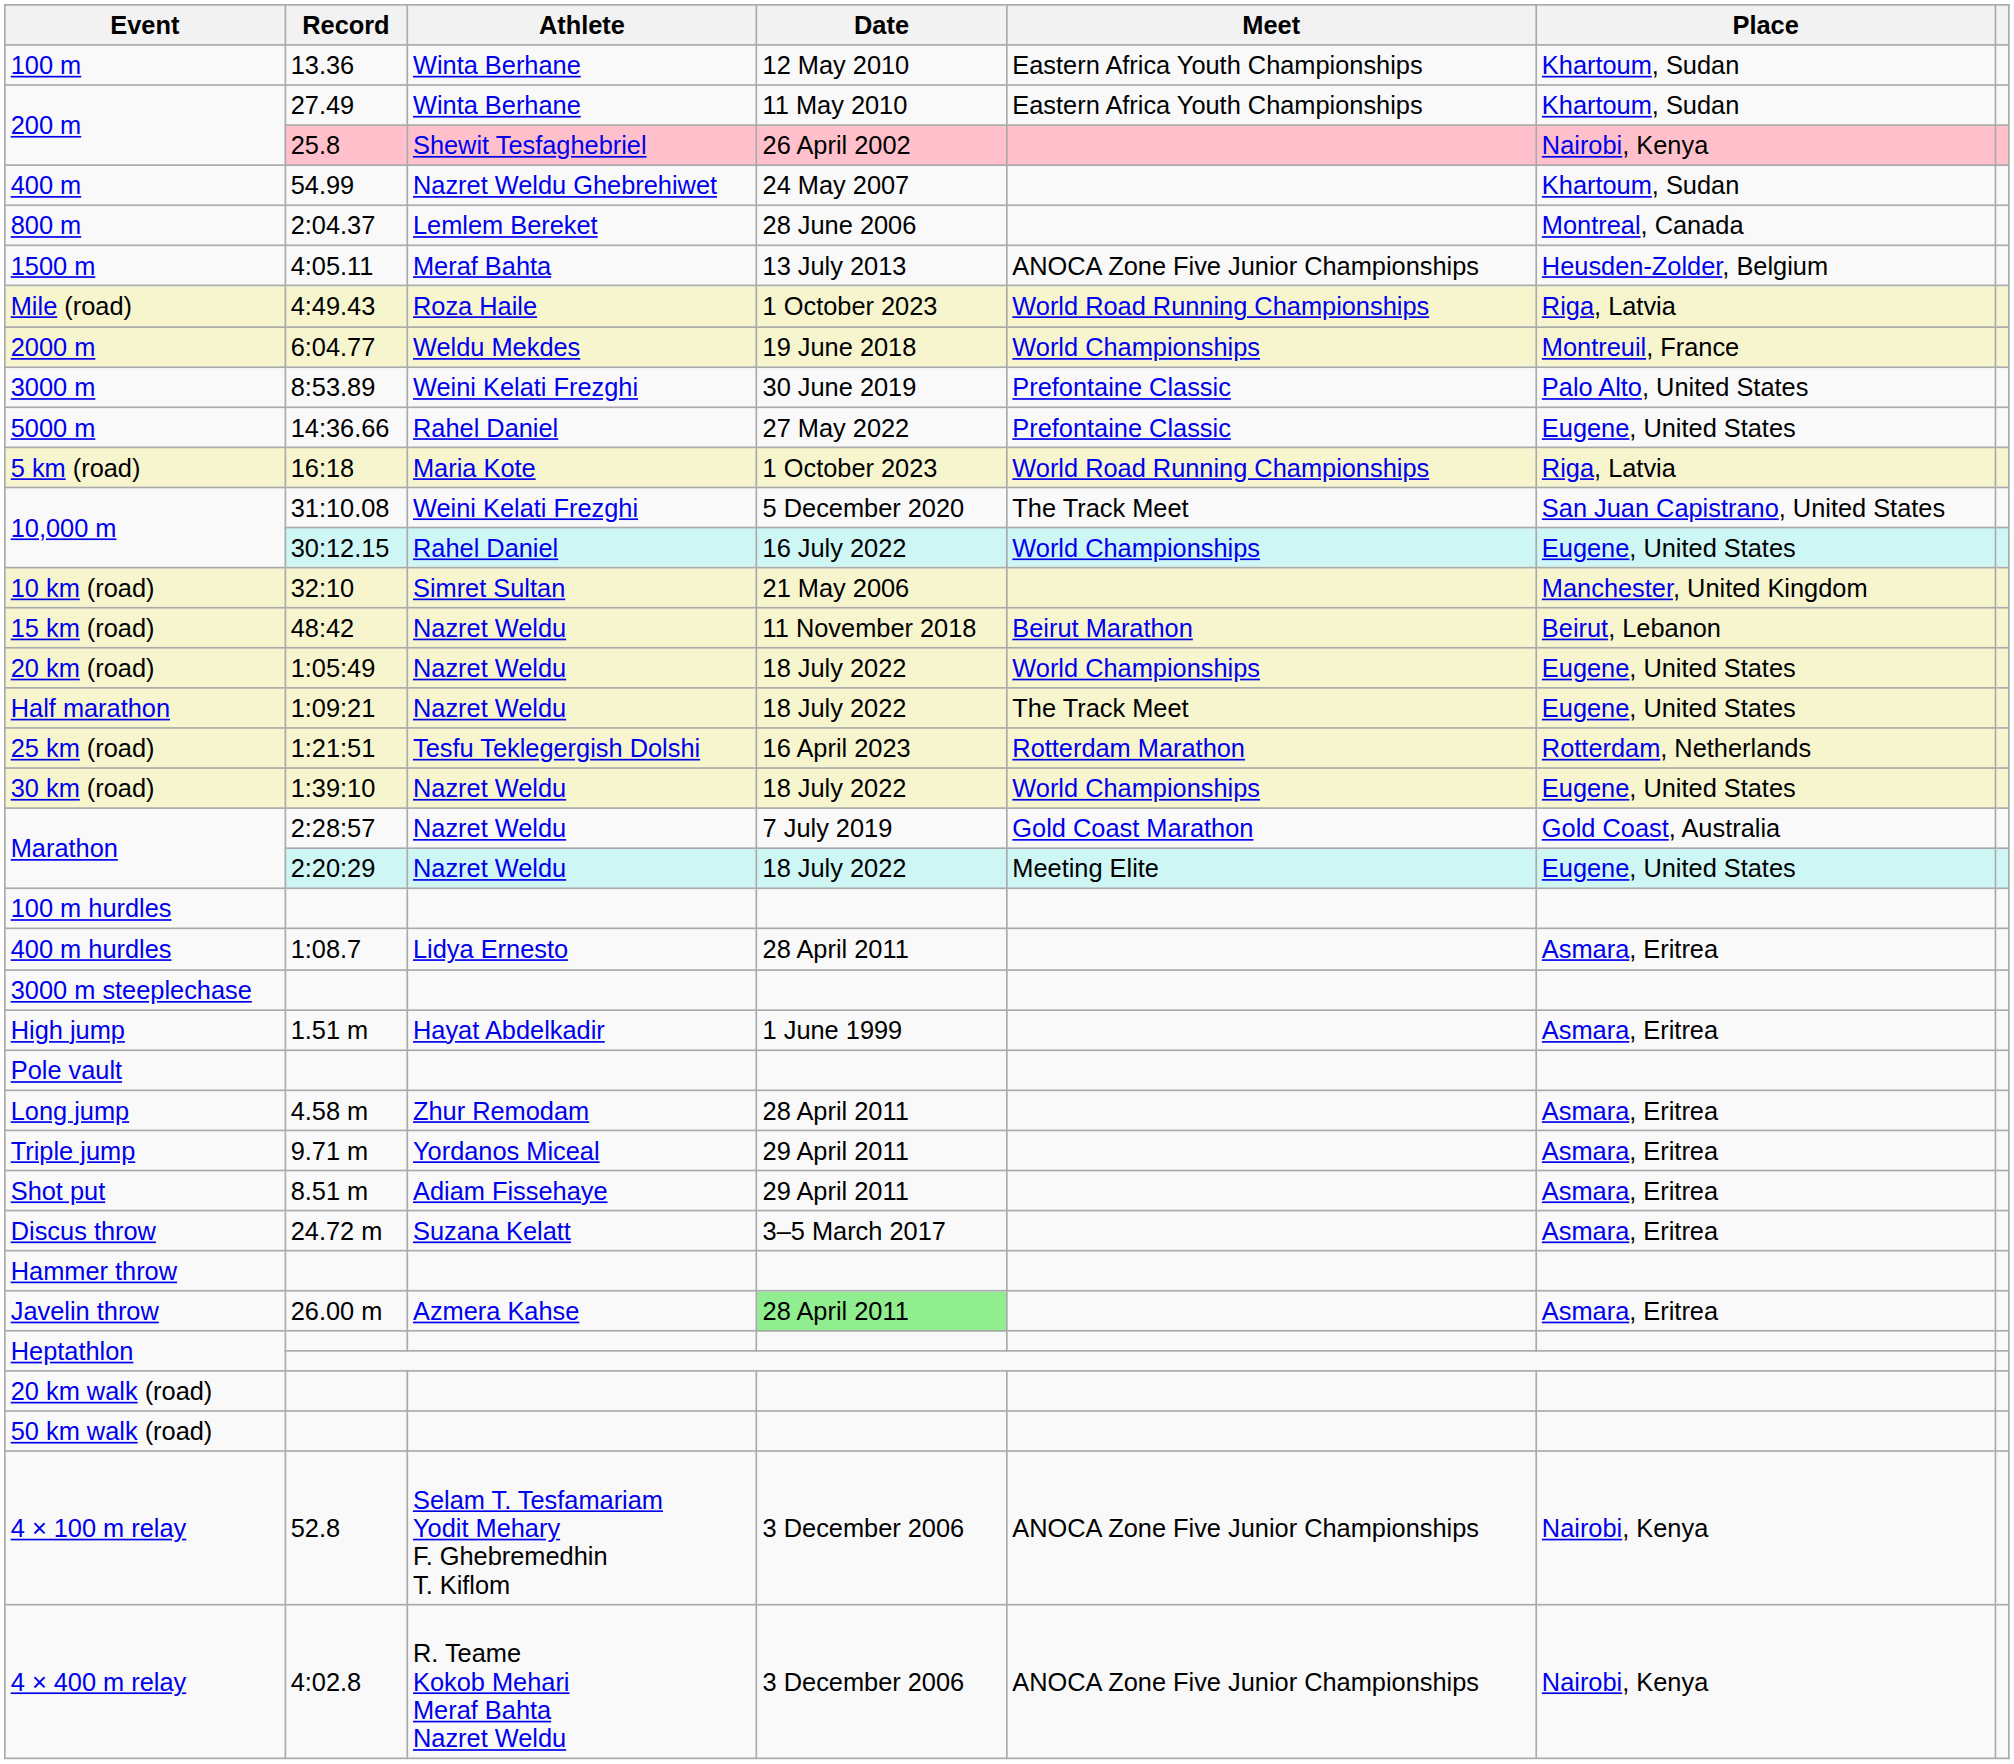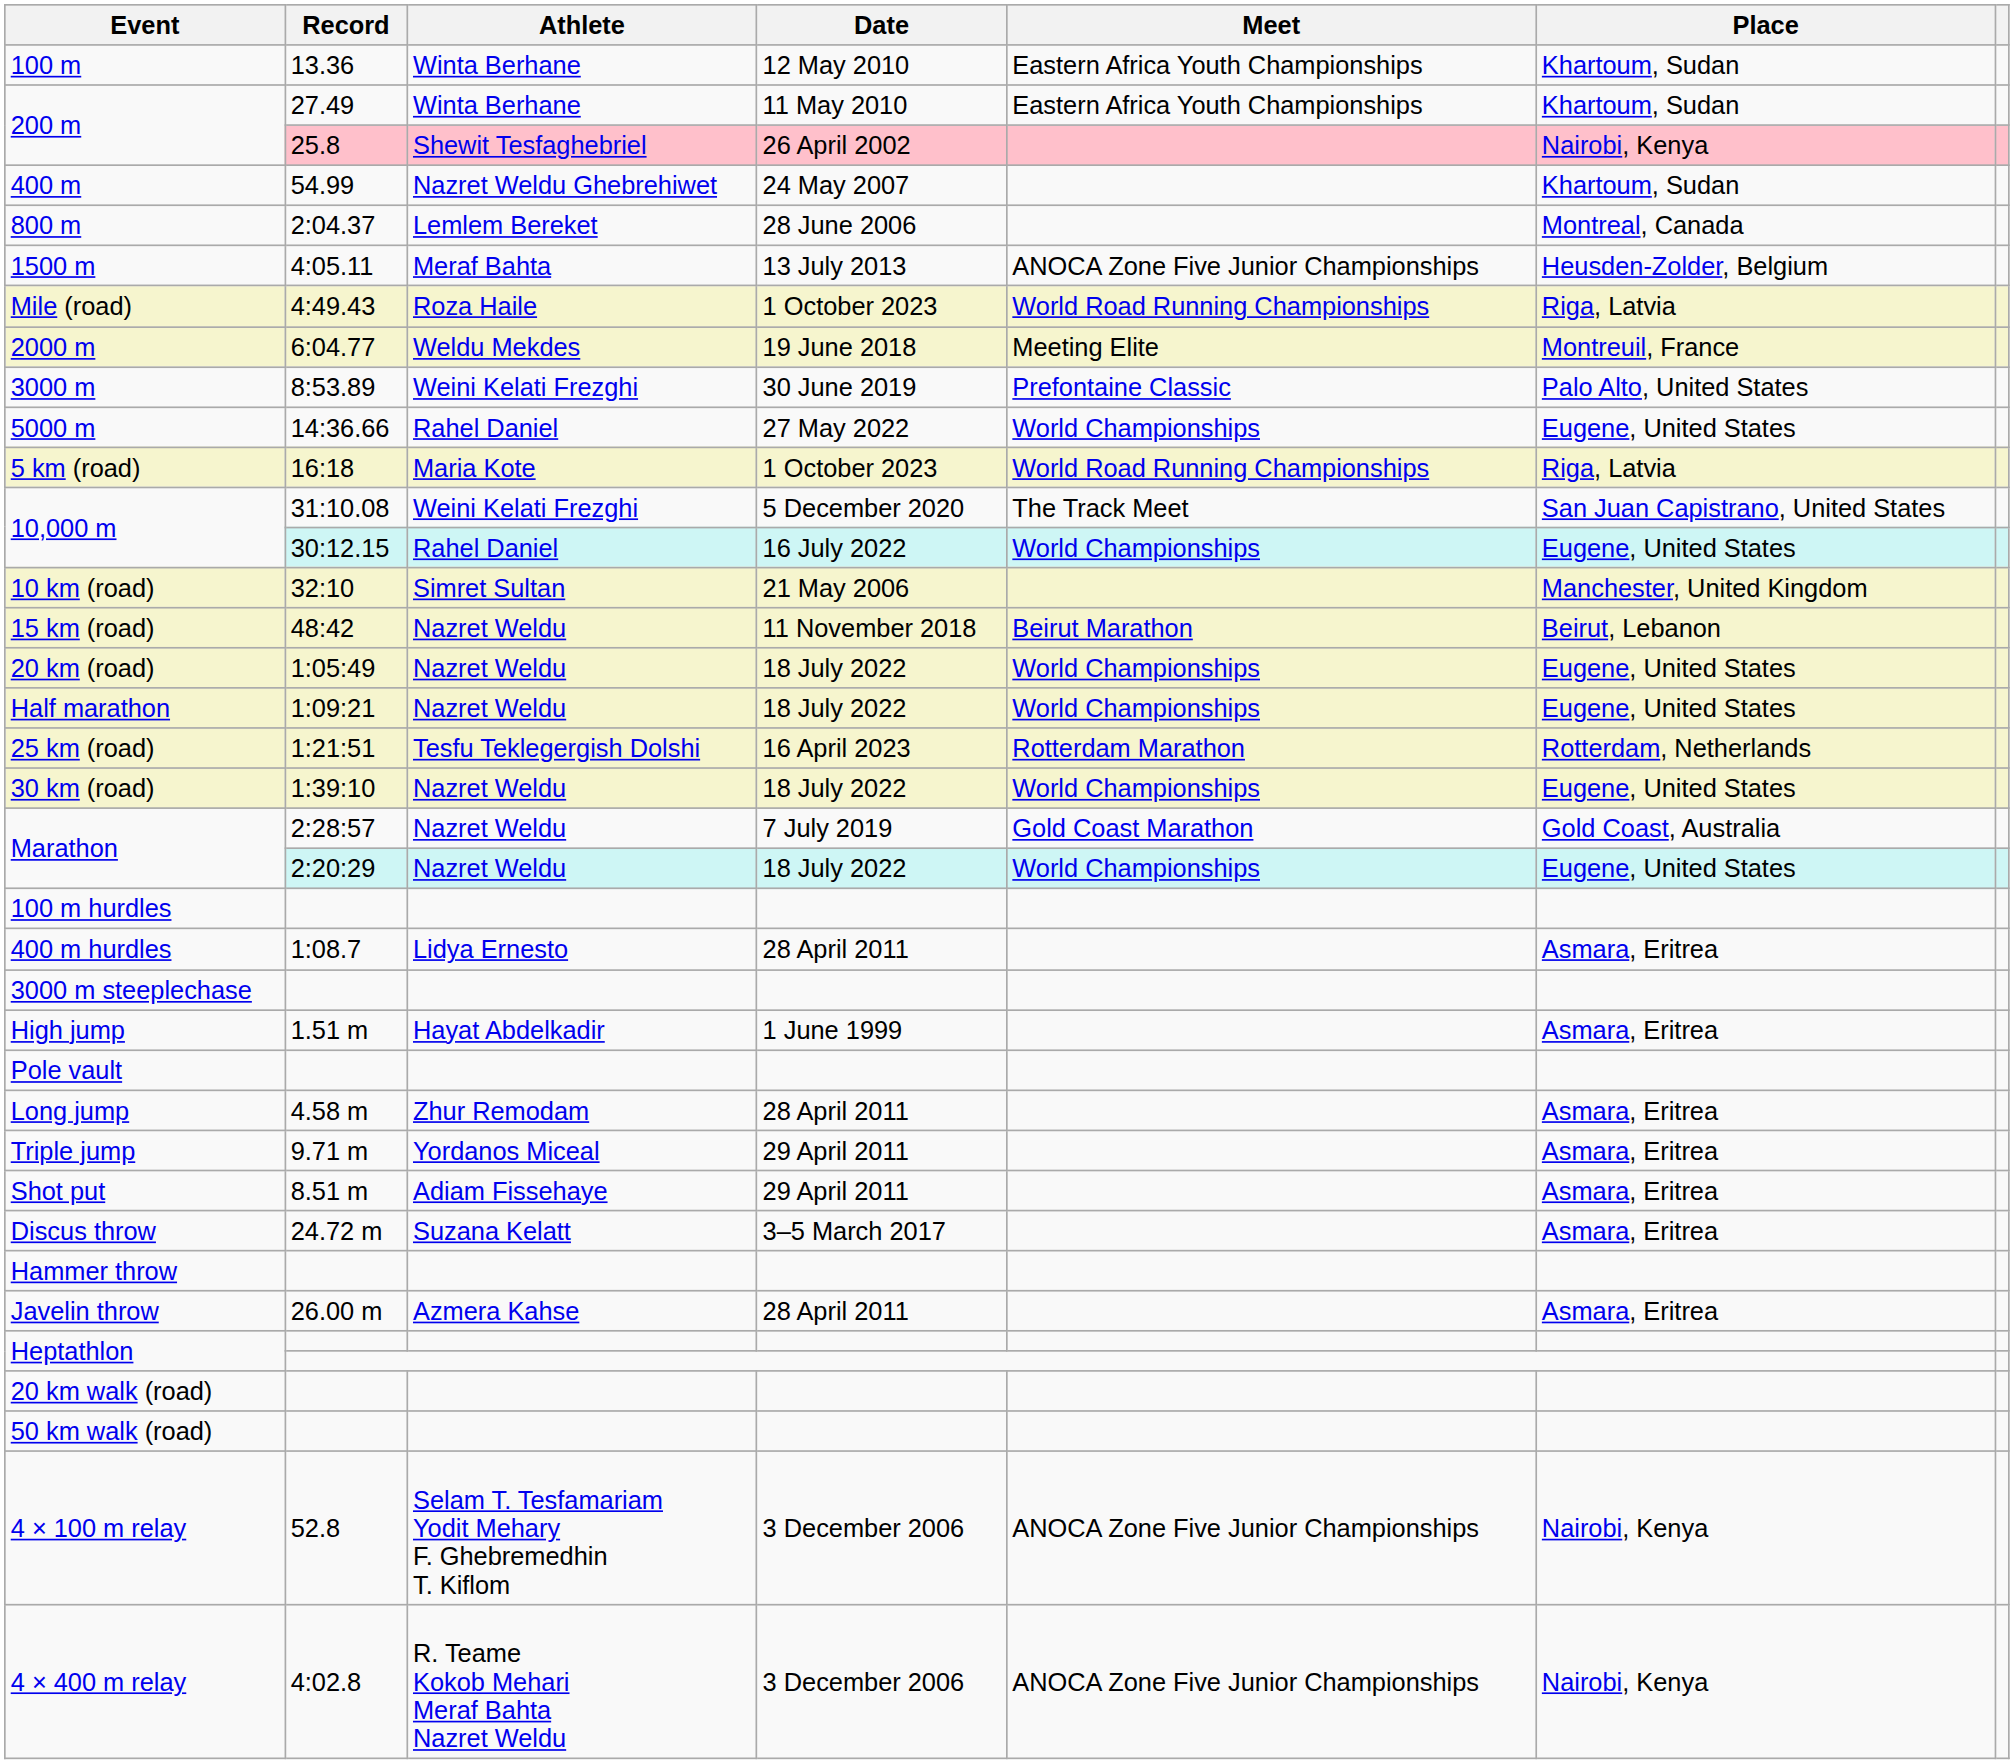(1136, 347) World Championships -> (1086, 347) Meeting Elite
(1122, 427) Prefontaine Classic -> (1136, 427) World Championships
(1100, 708) The Track Meet -> (1136, 708) World Championships
(1086, 869) Meeting Elite -> (1136, 869) World Championships
(836, 1311) lightgreen background -> (836, 1311) no background
